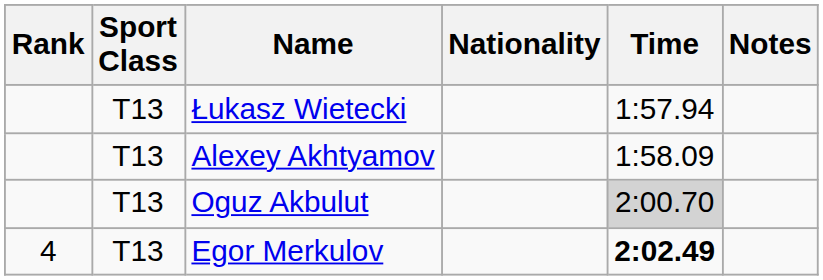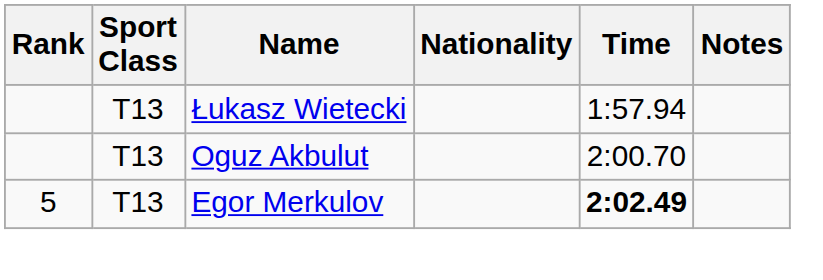- row: (313, 155)
(665, 203) lightgrey background -> (636, 155) no background
(48, 250) 4 -> (48, 203) 5
